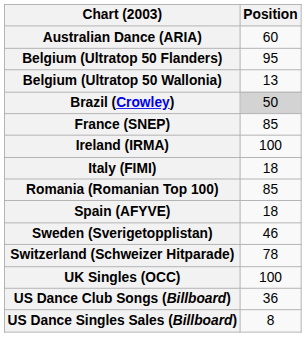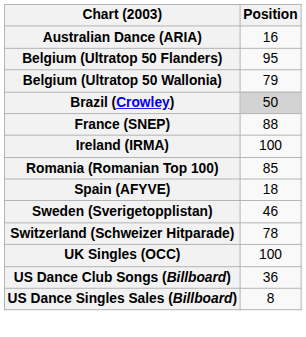(270, 37) 60 -> (270, 37) 16
(270, 80) 13 -> (270, 80) 79
(270, 124) 85 -> (270, 124) 88
- row: (122, 168)
